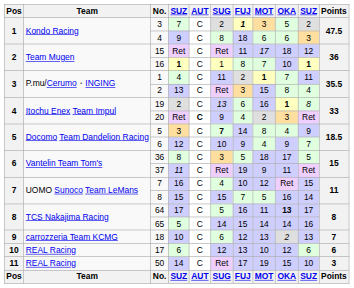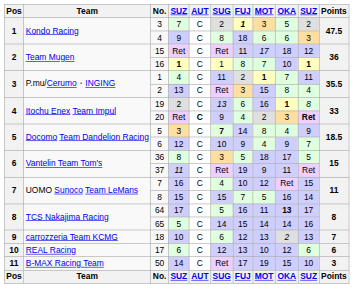(309, 117) normal -> (309, 117) bold
(51, 263) REAL Racing -> (65, 263) B-MAX Racing Team
